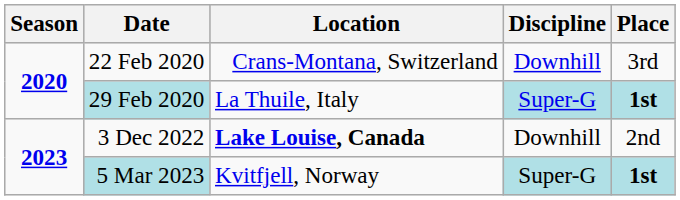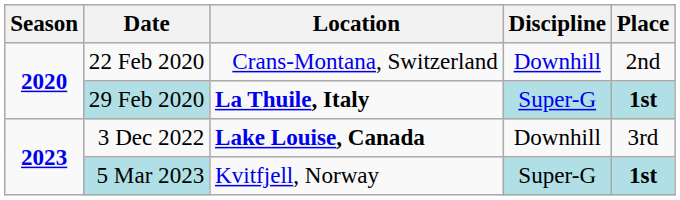(643, 61) 3rd -> (643, 61) 2nd
(287, 99) normal -> (292, 99) bold
(643, 138) 2nd -> (643, 138) 3rd
